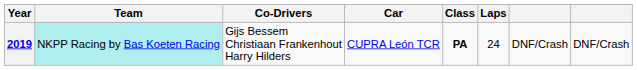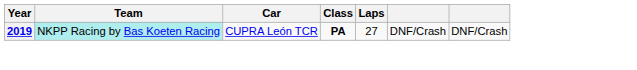- column: (283, 14)
(493, 44) 24 -> (371, 31) 27
